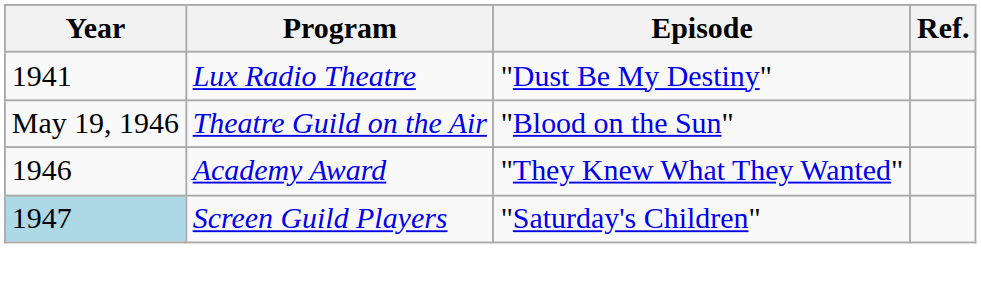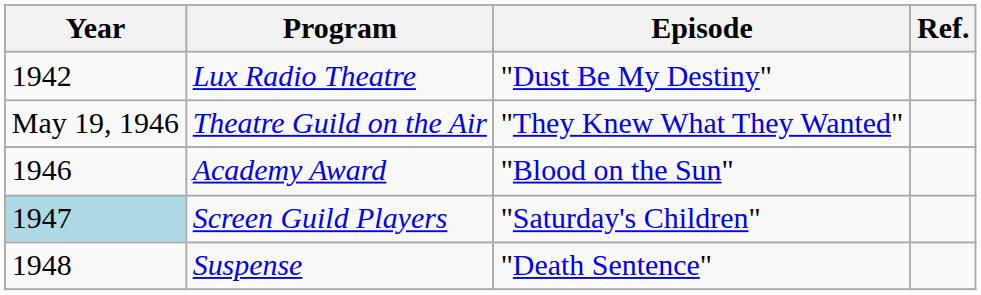(42, 75) 1941 -> (42, 75) 1942
(617, 123) "Blood on the Sun" -> (702, 123) "They Knew What They Wanted"
(702, 170) "They Knew What They Wanted" -> (617, 170) "Blood on the Sun"
+ row: (248, 265)
